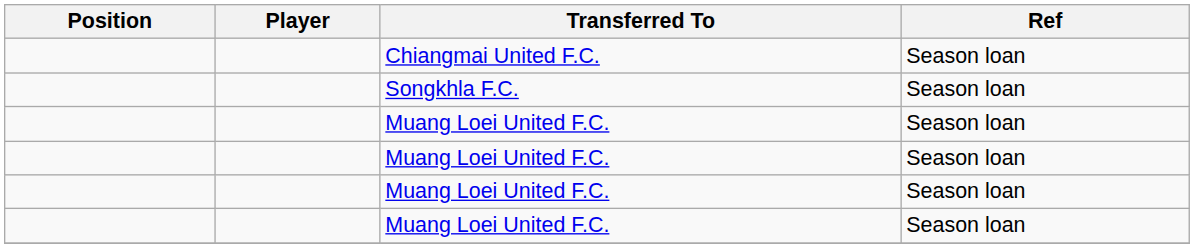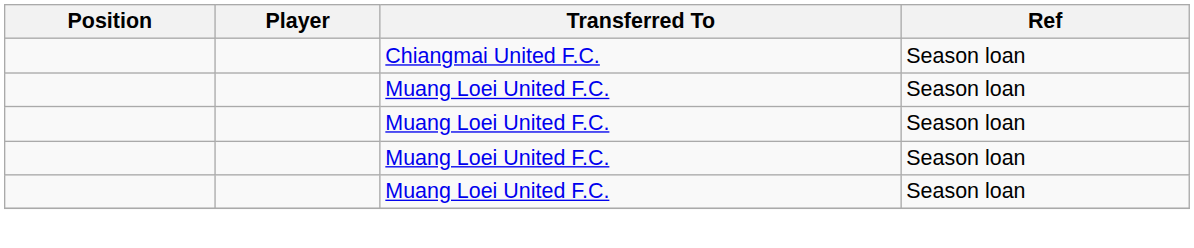- row: (110, 90)
